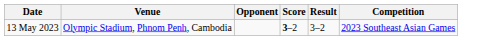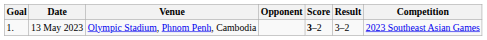+ column: (17, 12)
